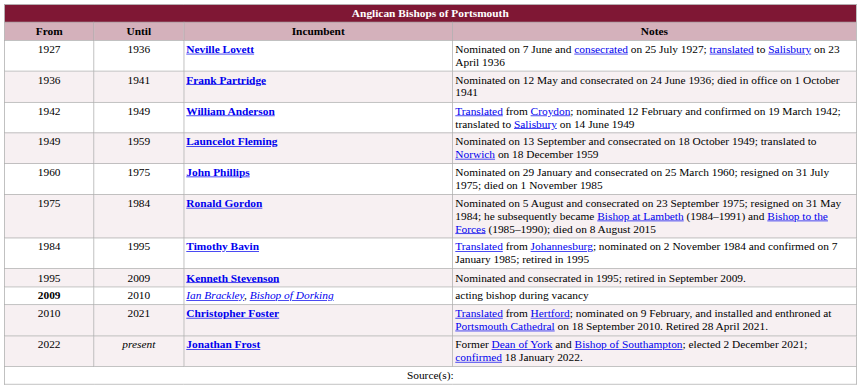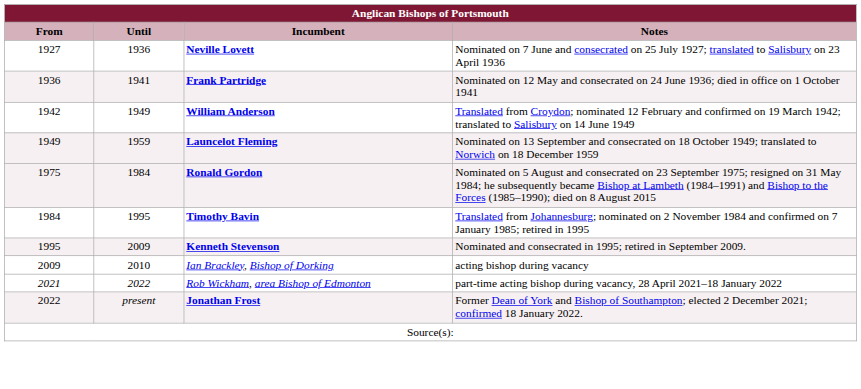- row: (218, 172)
(49, 295) bold -> (49, 265) normal
- row: (233, 313)
+ row: (279, 283)
